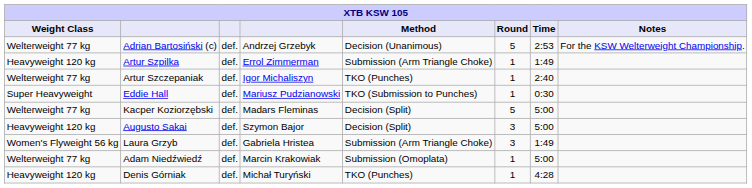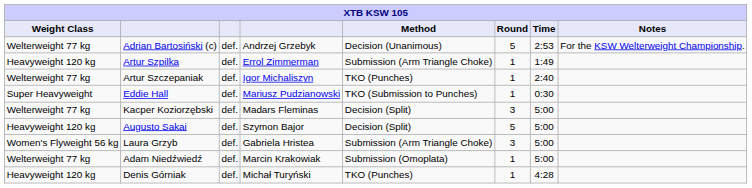(512, 110) 5 -> (512, 110) 3
(512, 126) 3 -> (512, 126) 5
(544, 142) 1:49 -> (544, 142) 5:00
